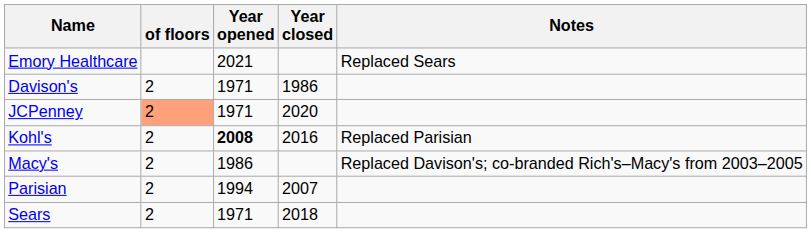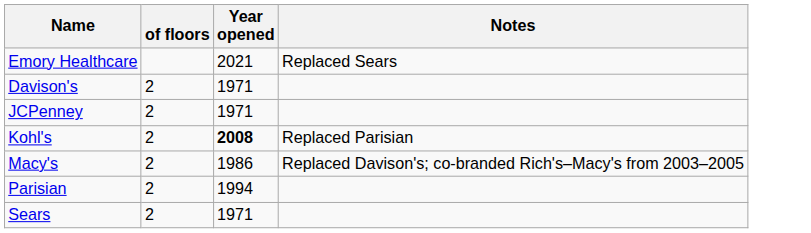- column: (308, 26)
(150, 112) lightsalmon background -> (150, 112) no background
